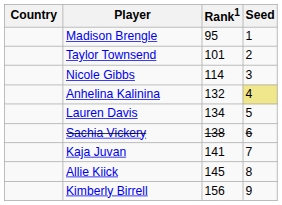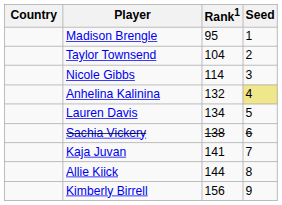(215, 56) 101 -> (215, 56) 104
(215, 171) 145 -> (215, 171) 144
